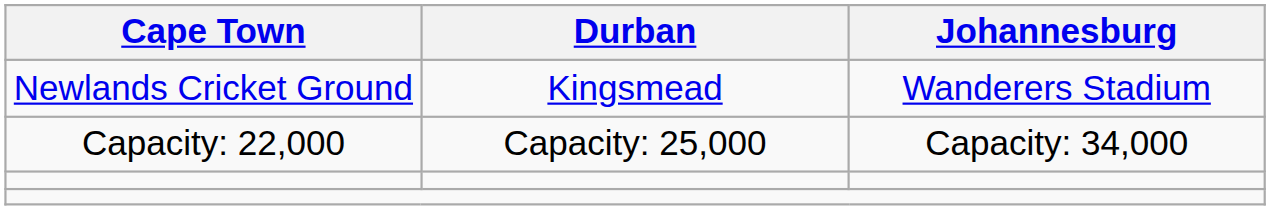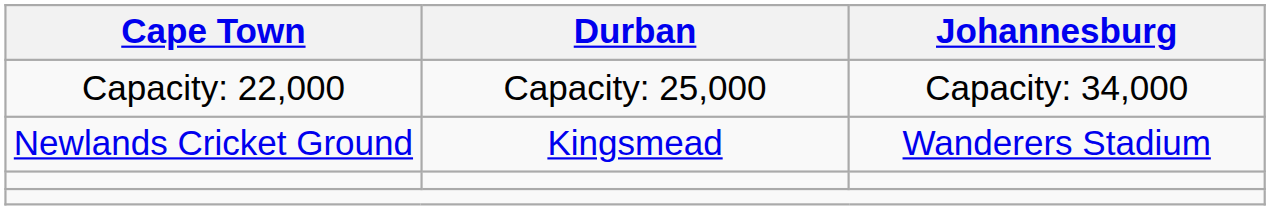rows swapped: (213, 87) <-> (213, 143)
